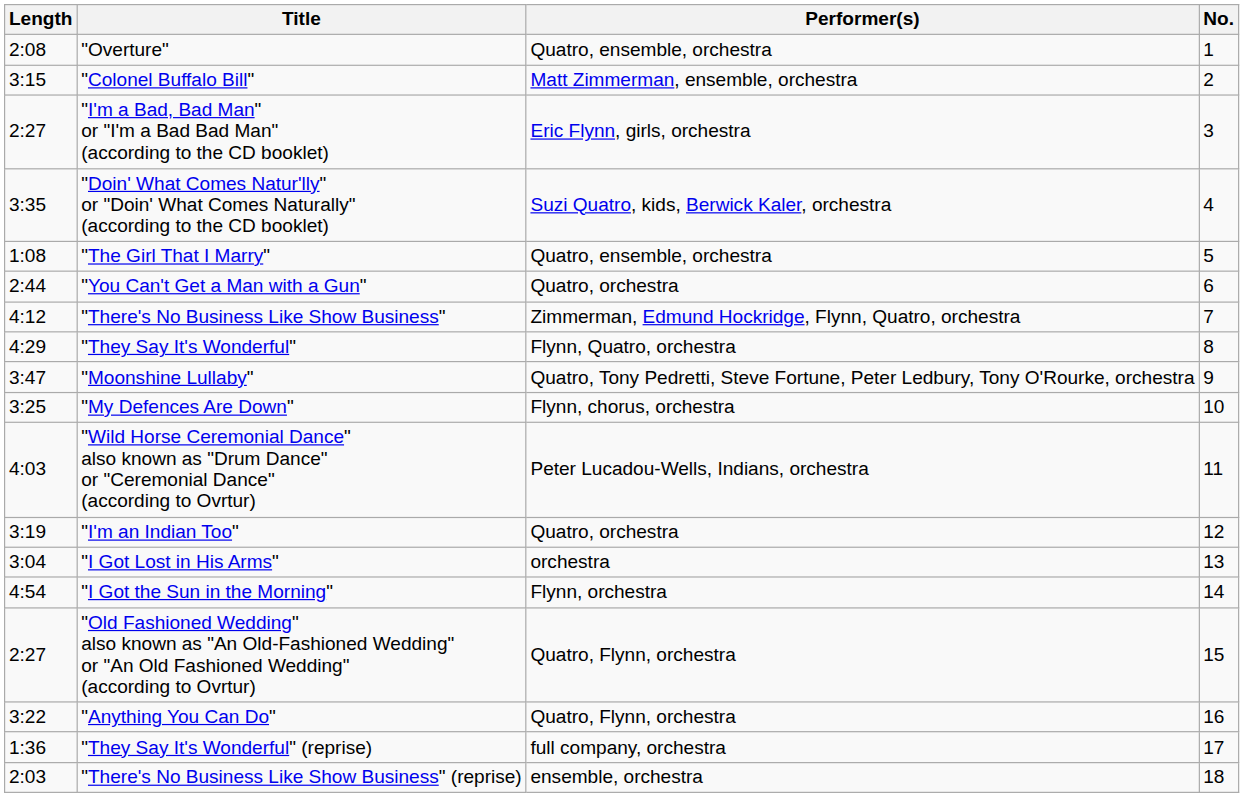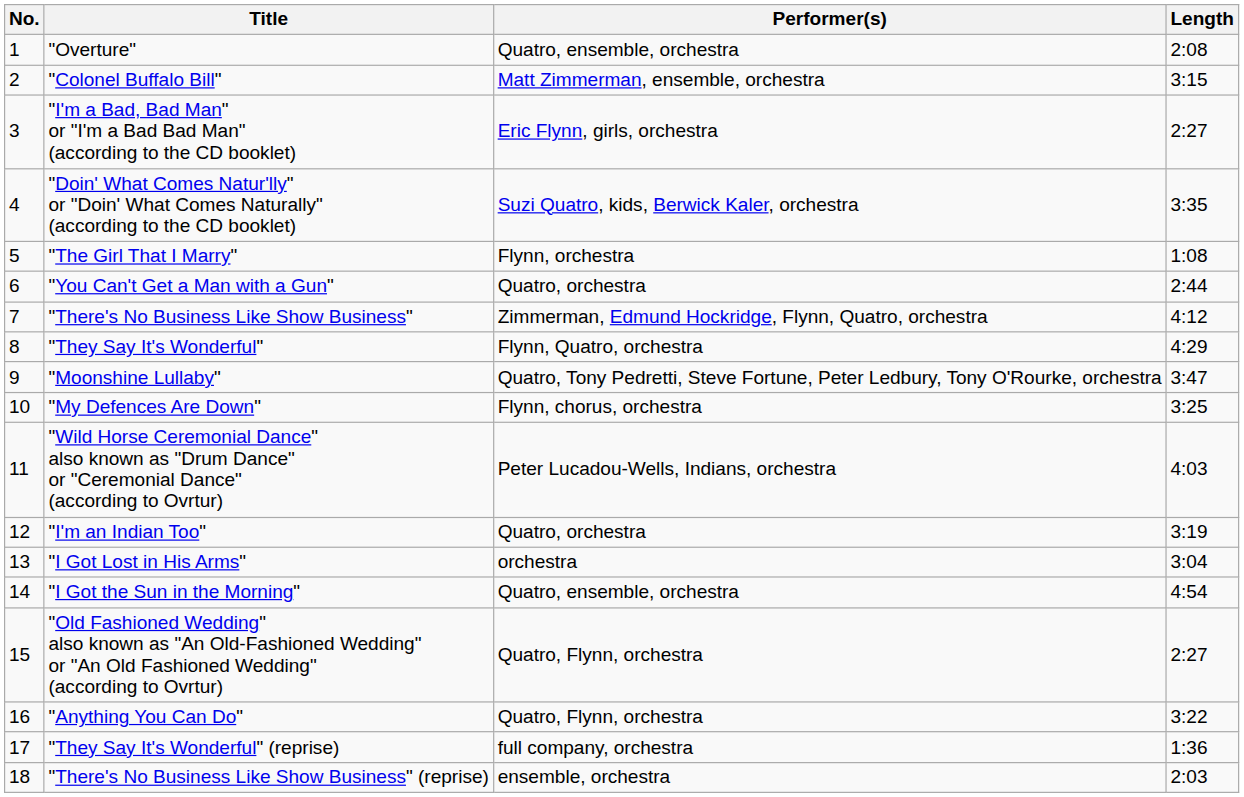columns swapped: (1219, 19) <-> (41, 19)
(651, 256) Quatro, ensemble, orchestra -> (566, 256) Flynn, orchestra
(599, 592) Flynn, orchestra -> (618, 592) Quatro, ensemble, orchestra
